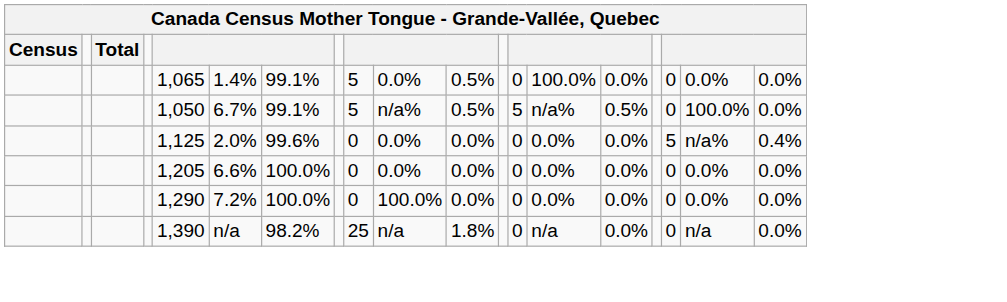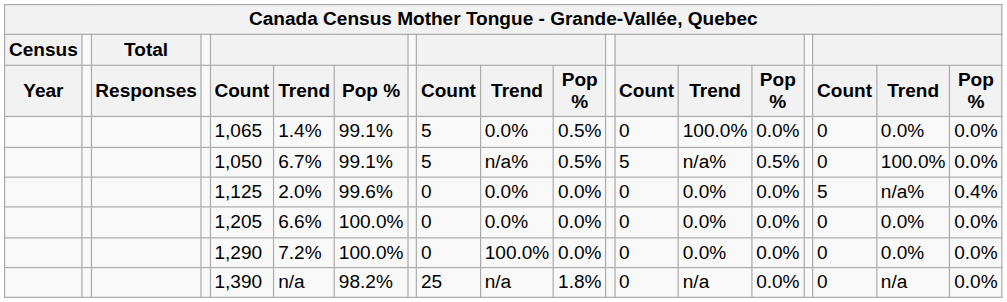+ row: (43, 90)
